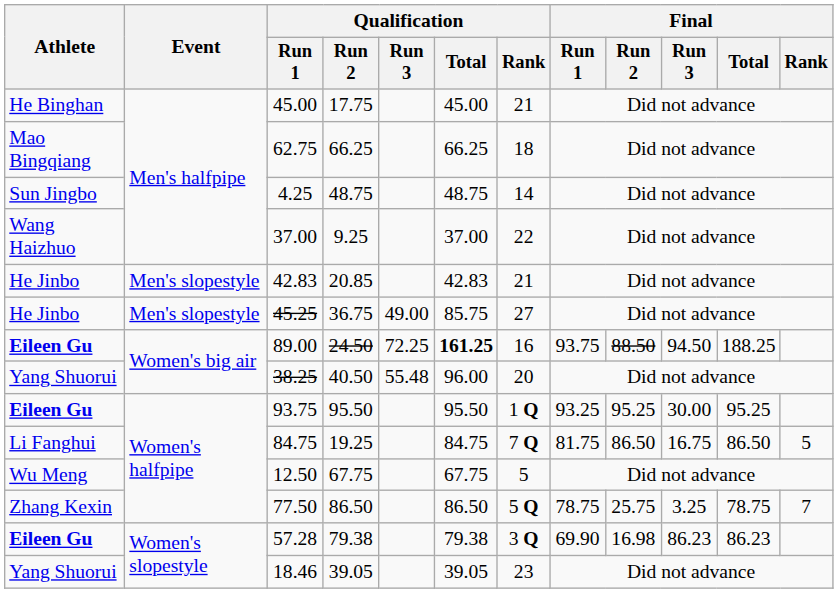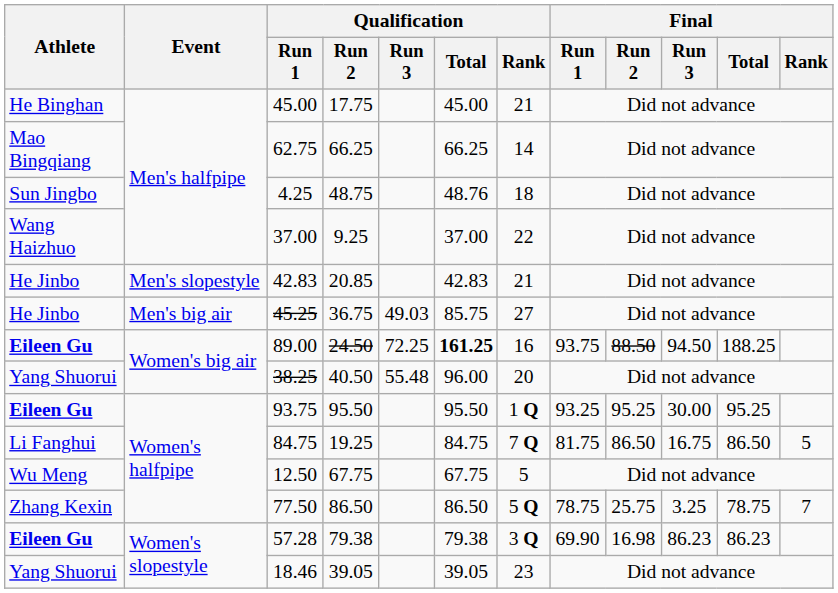(524, 149) 18 -> (524, 149) 14
(466, 193) 48.75 -> (466, 193) 48.76
(524, 193) 14 -> (524, 193) 18
(194, 313) Men's slopestyle -> (181, 313) Men's big air
(407, 313) 49.00 -> (407, 313) 49.03
